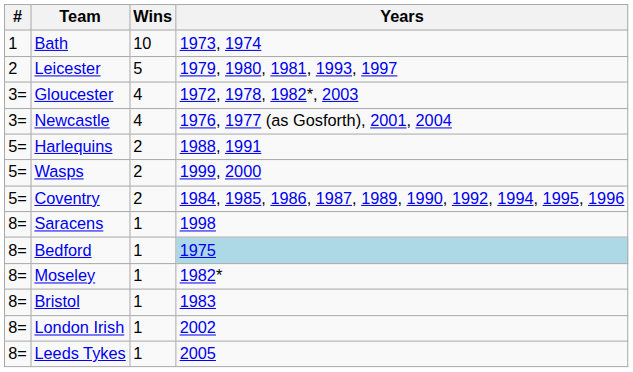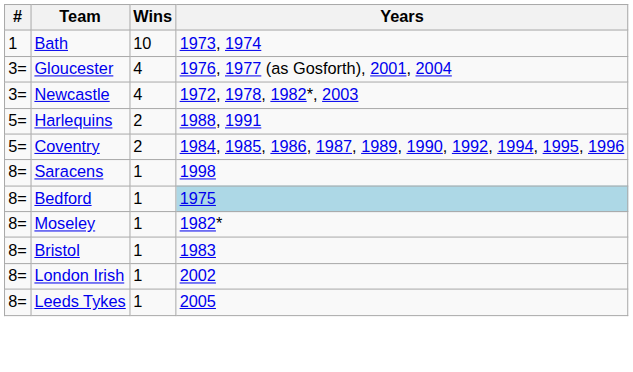- row: (68, 69)
(269, 95) 1972, 1978, 1982*, 2003 -> (316, 69) 1976, 1977 (as Gosforth), 2001, 2004
(316, 120) 1976, 1977 (as Gosforth), 2001, 2004 -> (269, 95) 1972, 1978, 1982*, 2003
- row: (59, 172)
